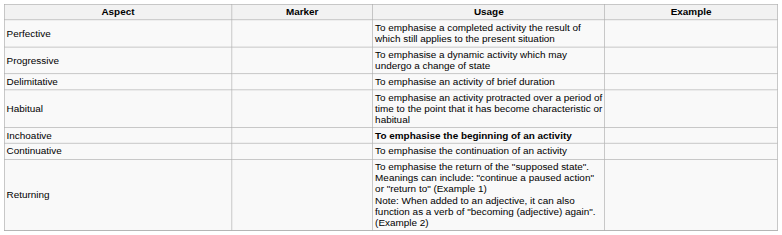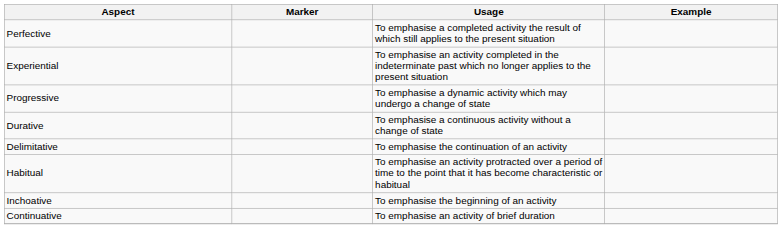+ row: (33, 66)
+ row: (25, 125)
(465, 81) To emphasise an activity of brief duration -> (471, 146) To emphasise the continuation of an activity
(473, 135) bold -> (466, 200) normal
(471, 151) To emphasise the continuation of an activity -> (465, 216) To emphasise an activity of brief duration
- row: (28, 195)
